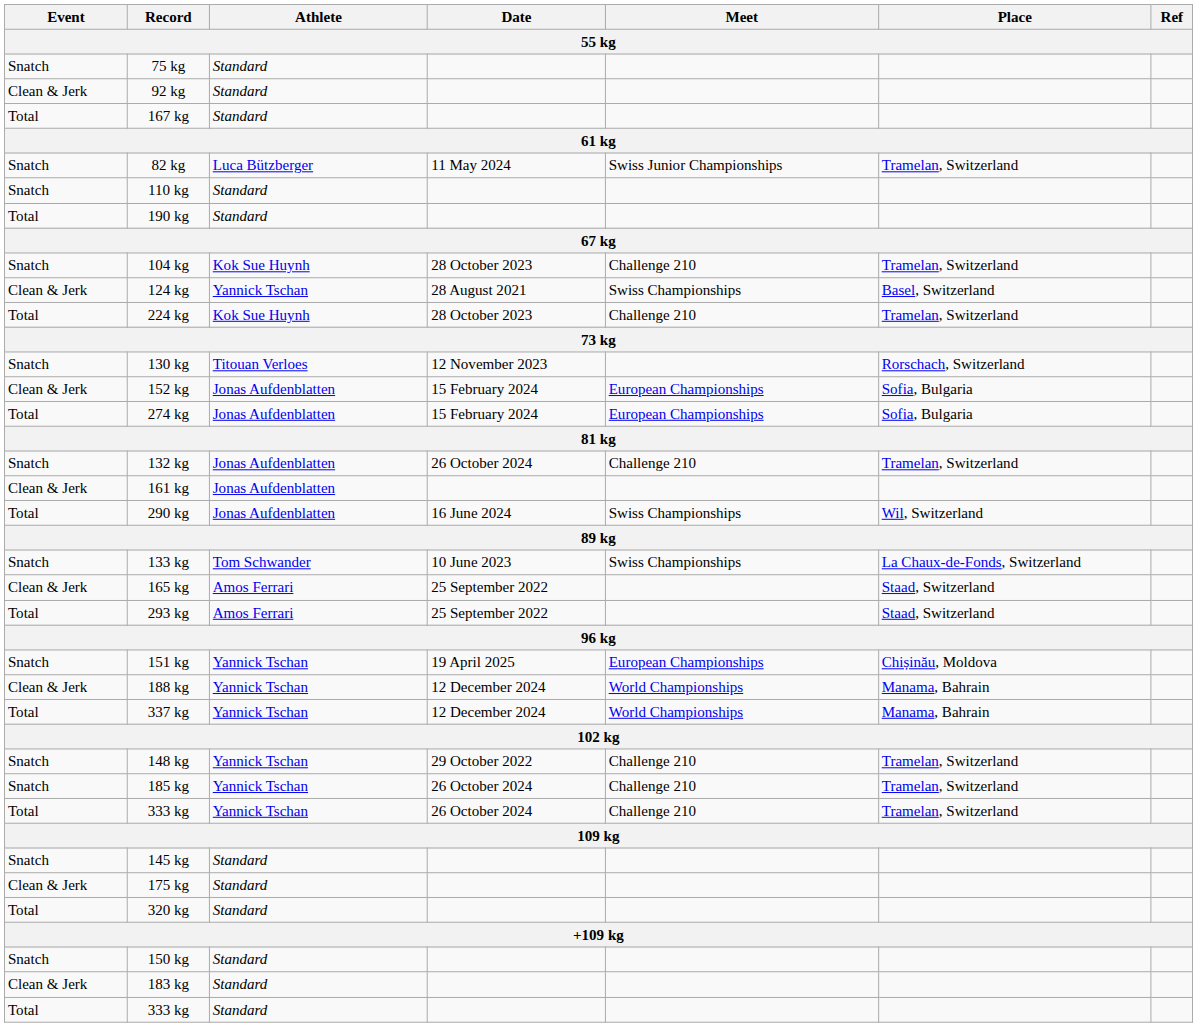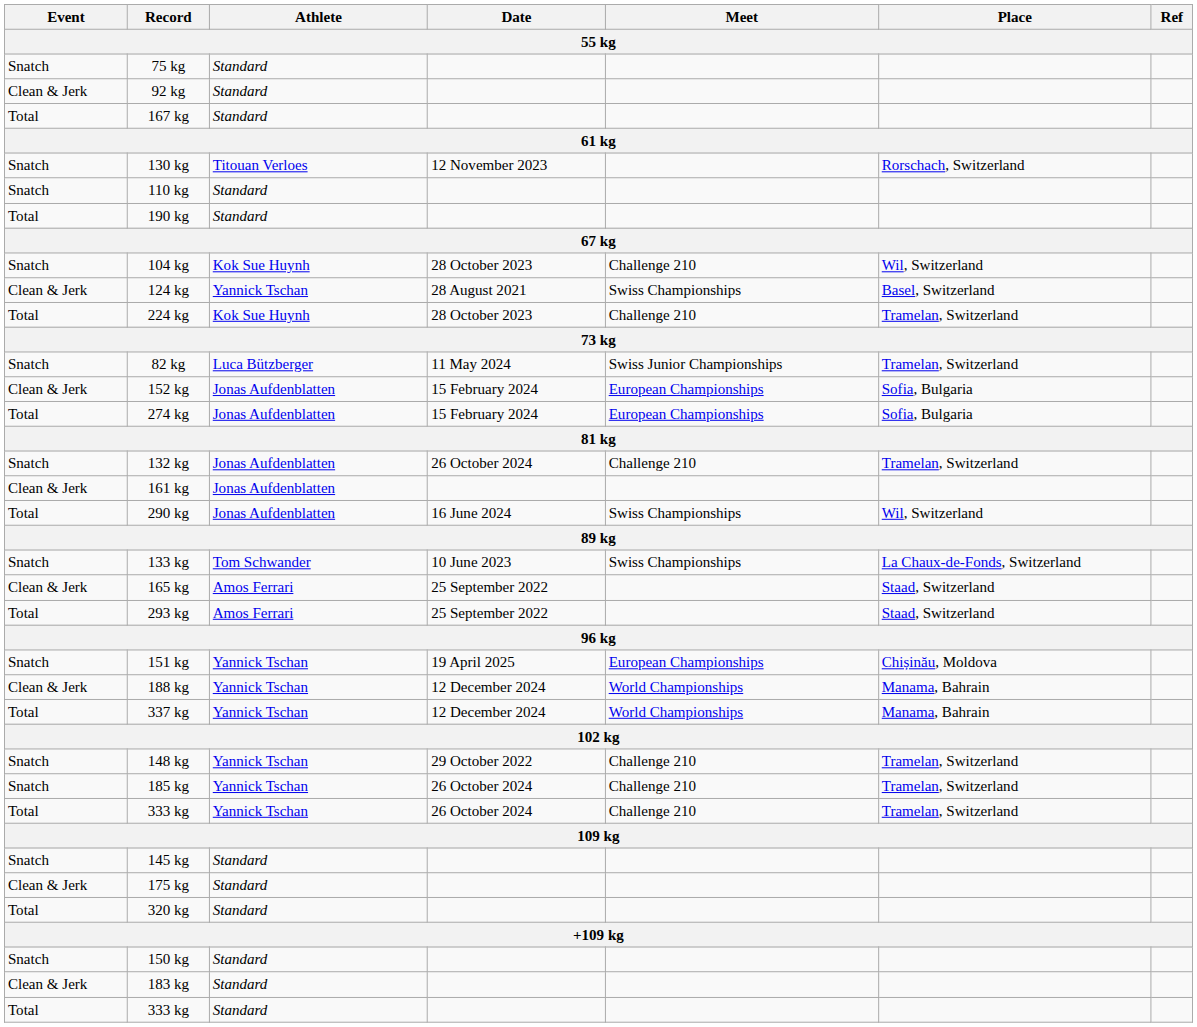rows swapped: (168, 165) <-> (168, 364)
(950, 265) Tramelan, Switzerland -> (932, 265) Wil, Switzerland
